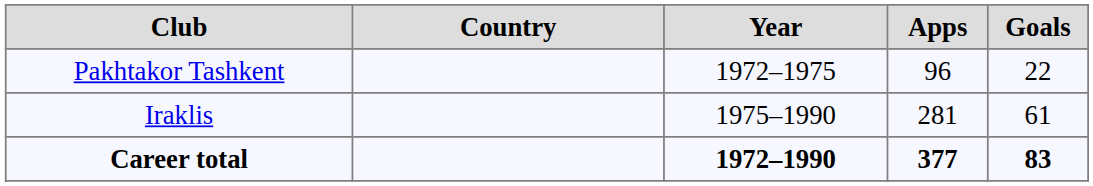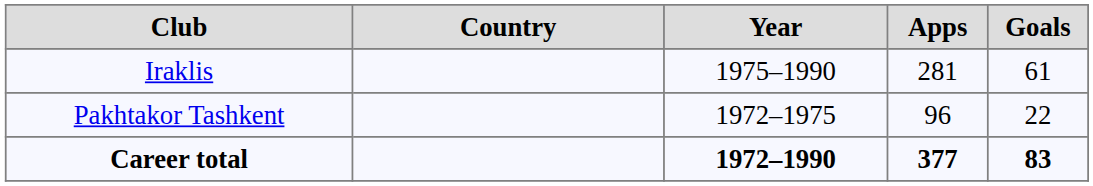rows swapped: (179, 70) <-> (179, 114)
